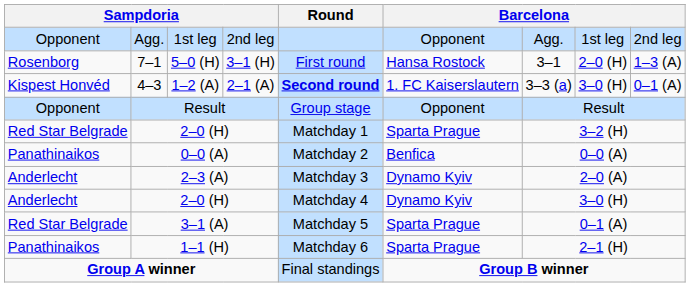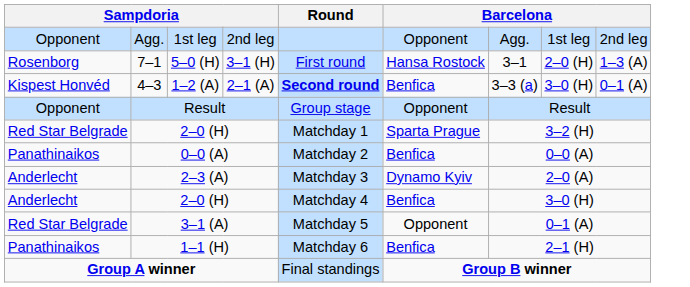(453, 85) 1. FC Kaiserslautern -> (410, 85) Benfica
(429, 200) Dynamo Kyiv -> (410, 200) Benfica
(433, 223) Sparta Prague -> (436, 223) Opponent
(433, 246) Sparta Prague -> (410, 246) Benfica
